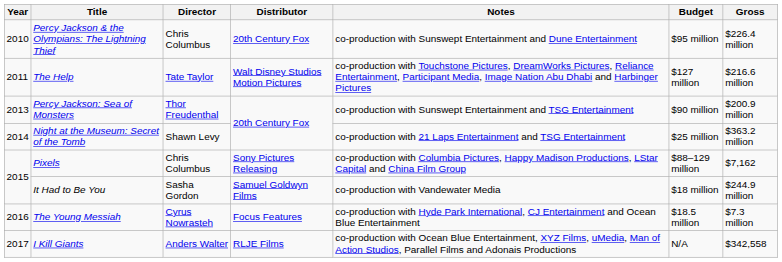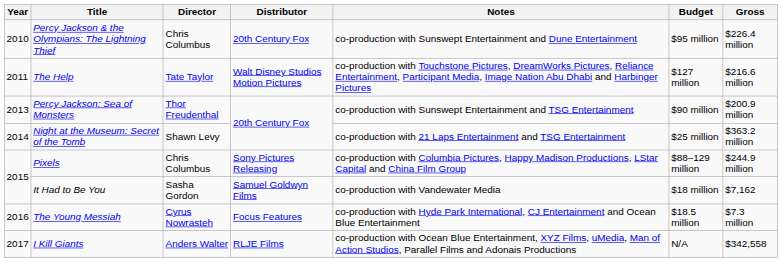(740, 163) $7,162 -> (740, 163) $244.9 million
(740, 190) $244.9 million -> (740, 190) $7,162
